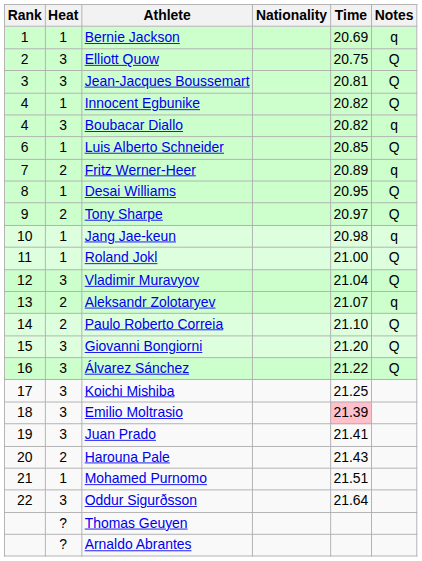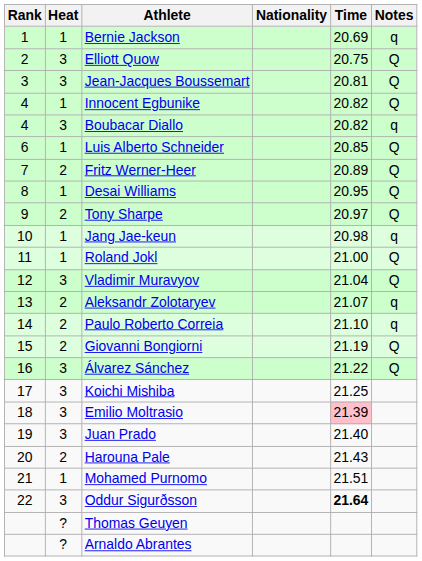(394, 170) q -> (394, 170) Q
(394, 324) Q -> (394, 324) q
(63, 346) 3 -> (63, 346) 2
(351, 346) 21.20 -> (351, 346) 21.19
(351, 434) 21.41 -> (351, 434) 21.40
(351, 501) normal -> (351, 501) bold
